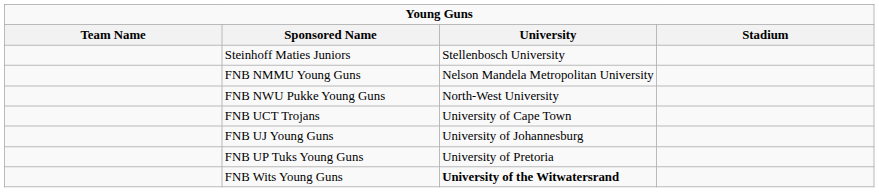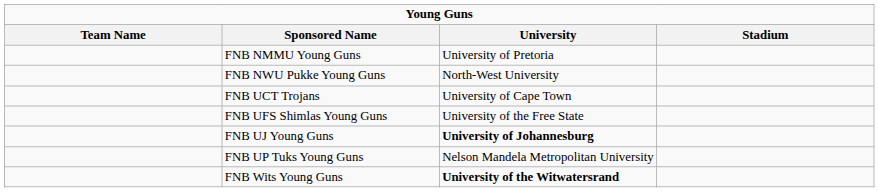- row: (288, 55)
(548, 75) Nelson Mandela Metropolitan University -> (498, 55) University of Pretoria
+ row: (306, 116)
(513, 136) normal -> (518, 136) bold
(498, 156) University of Pretoria -> (548, 156) Nelson Mandela Metropolitan University
